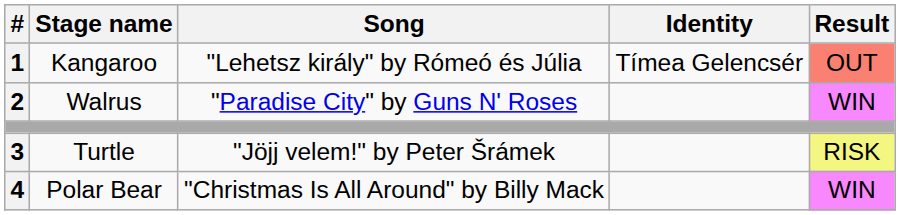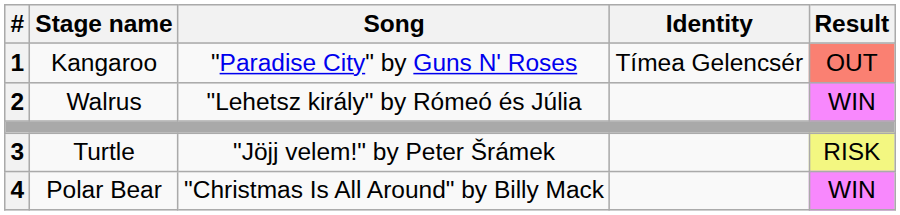(394, 62) "Lehetsz király" by Rómeó és Júlia -> (394, 62) "Paradise City" by Guns N' Roses
(394, 101) "Paradise City" by Guns N' Roses -> (394, 101) "Lehetsz király" by Rómeó és Júlia
